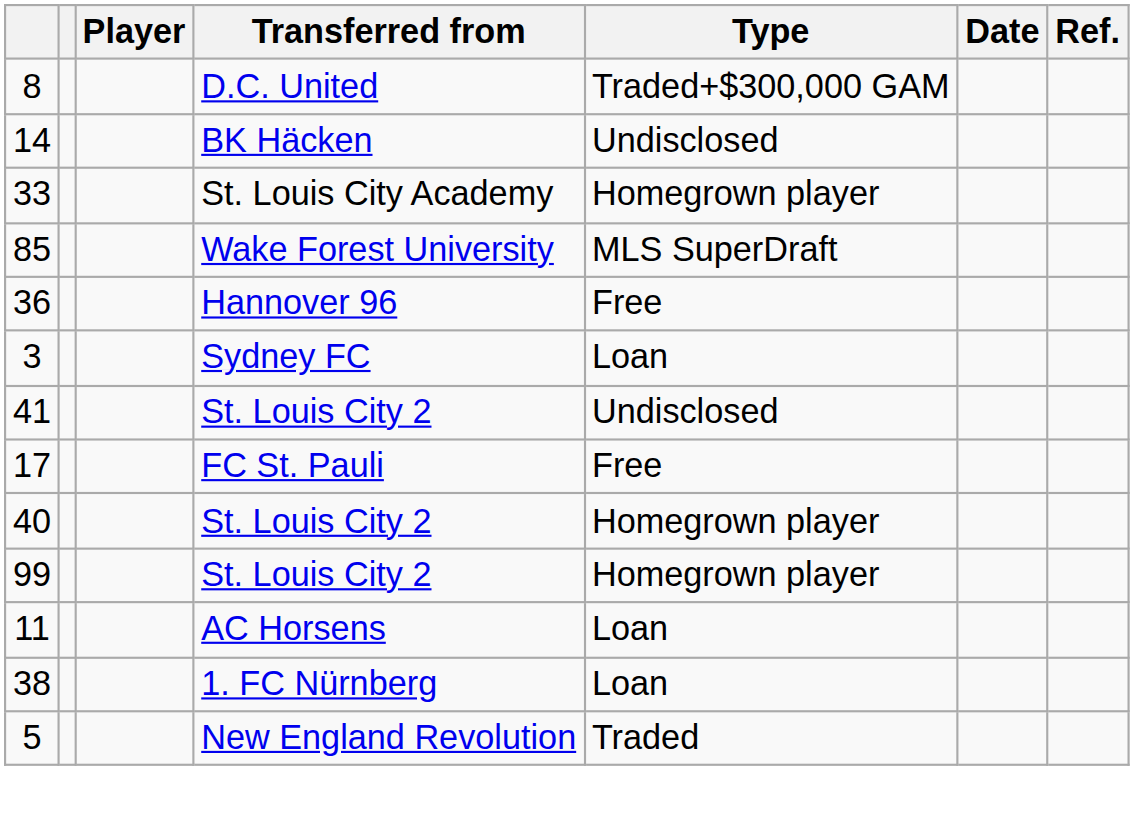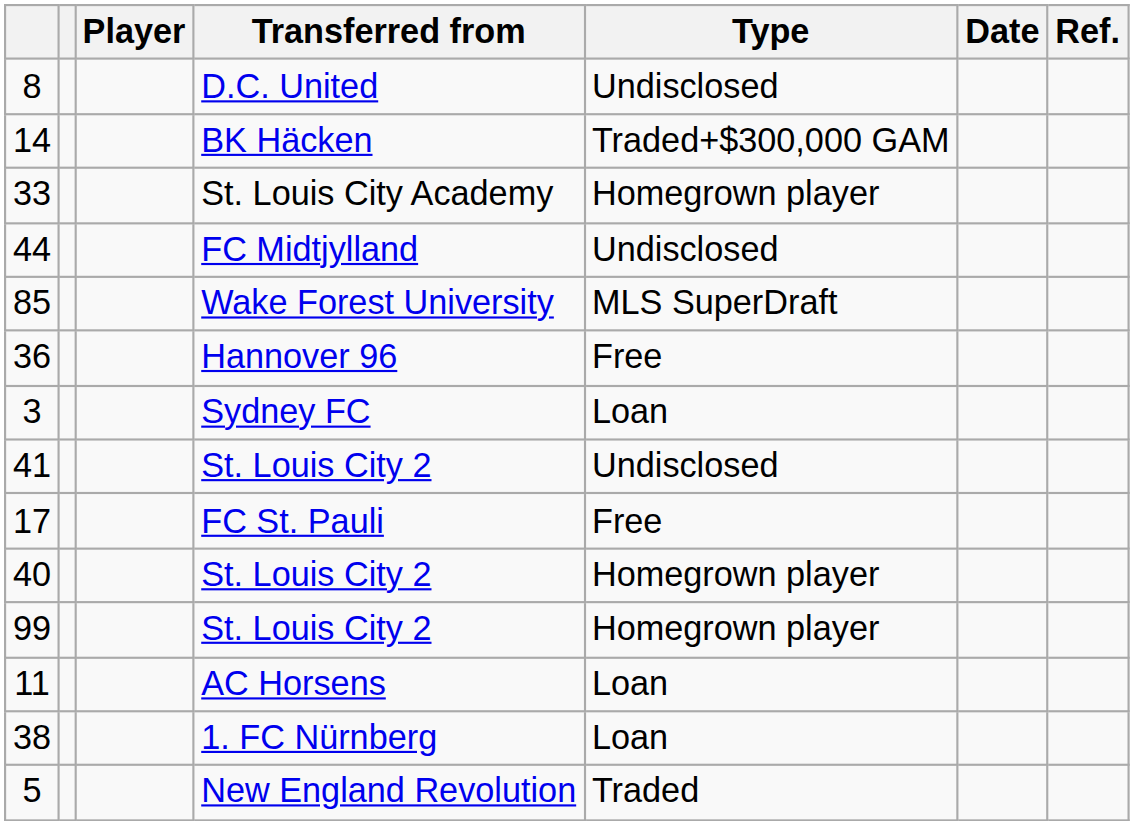(771, 85) Traded+$300,000 GAM -> (685, 85) Undisclosed
(685, 140) Undisclosed -> (771, 140) Traded+$300,000 GAM
+ row: (32, 248)
